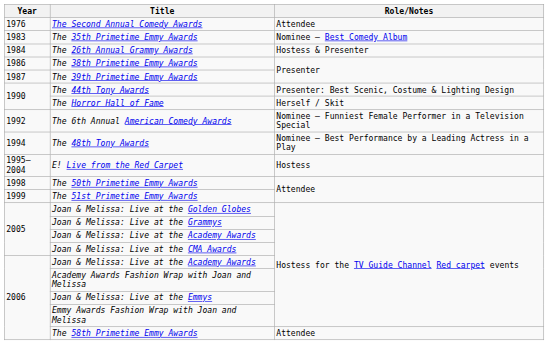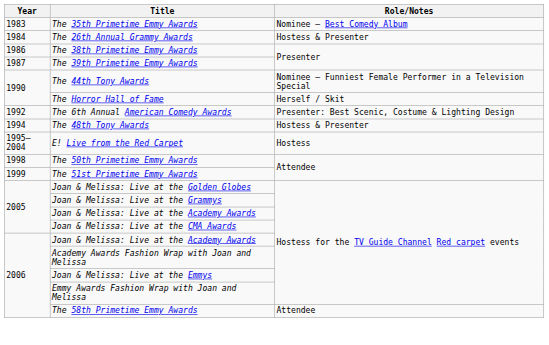- row: (16, 24)
(395, 90) Presenter: Best Scenic, Costume & Lighting Design -> (400, 81) Nominee – Funniest Female Performer in a Television Special
(400, 121) Nominee – Funniest Female Performer in a Television Special -> (395, 112) Presenter: Best Scenic, Costume & Lighting Design
(402, 143) Nominee – Best Performance by a Leading Actress in a Play -> (323, 125) Hostess & Presenter
